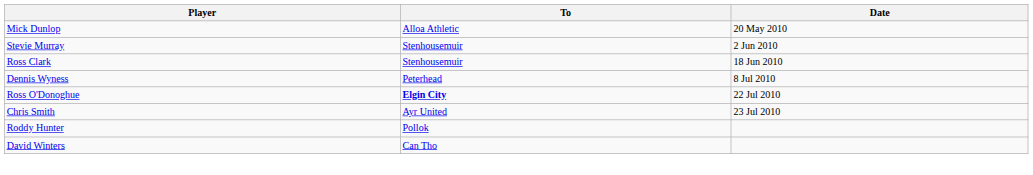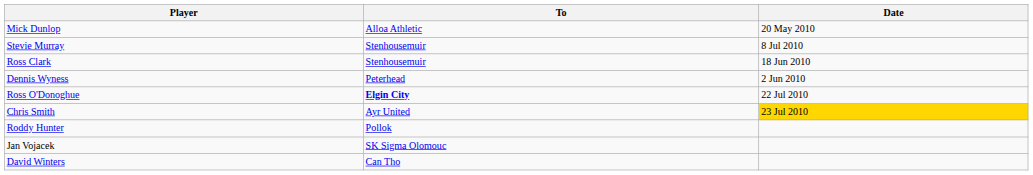(756, 46) 2 Jun 2010 -> (782, 46) 8 Jul 2010
(754, 79) 8 Jul 2010 -> (783, 79) 2 Jun 2010
(757, 112) no background -> (785, 112) gold background
+ row: (31, 145)
